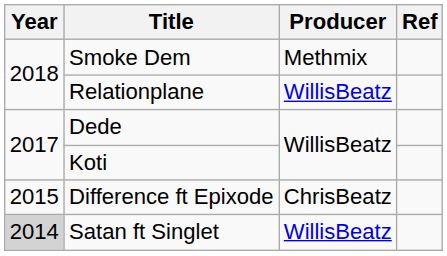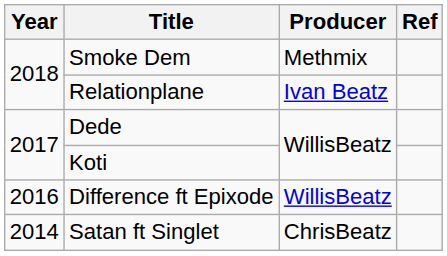(338, 92) WillisBeatz -> (336, 92) Ivan Beatz
(34, 197) 2015 -> (34, 197) 2016
(338, 197) ChrisBeatz -> (338, 197) WillisBeatz
(34, 232) lightgrey background -> (34, 232) no background
(338, 232) WillisBeatz -> (338, 232) ChrisBeatz
